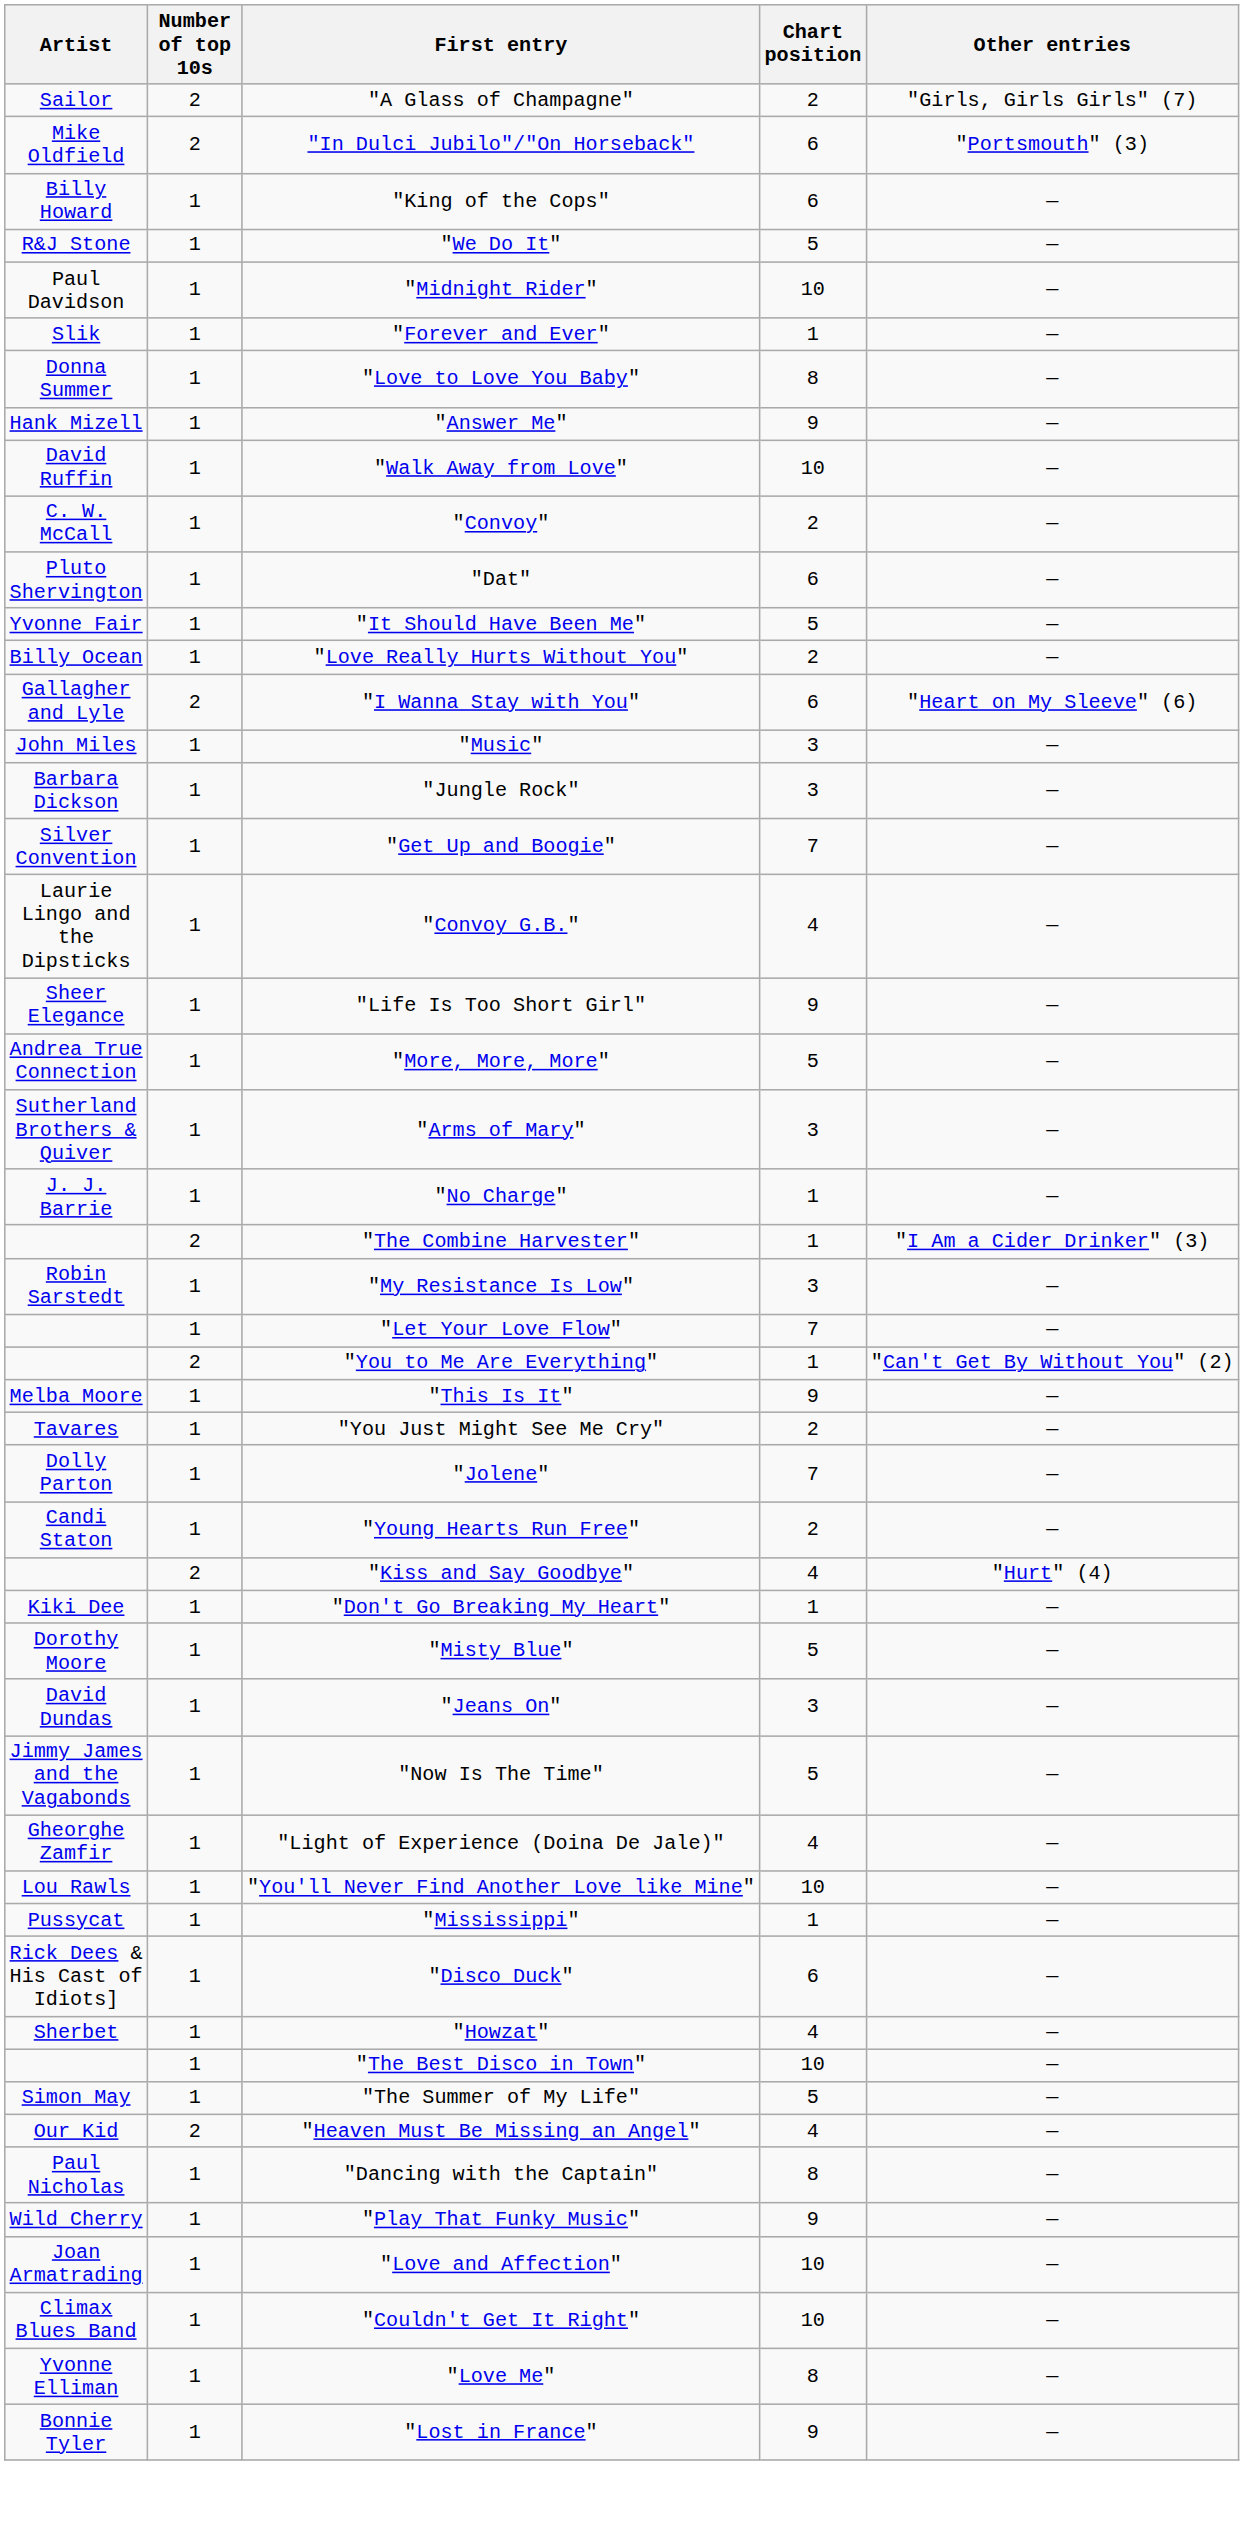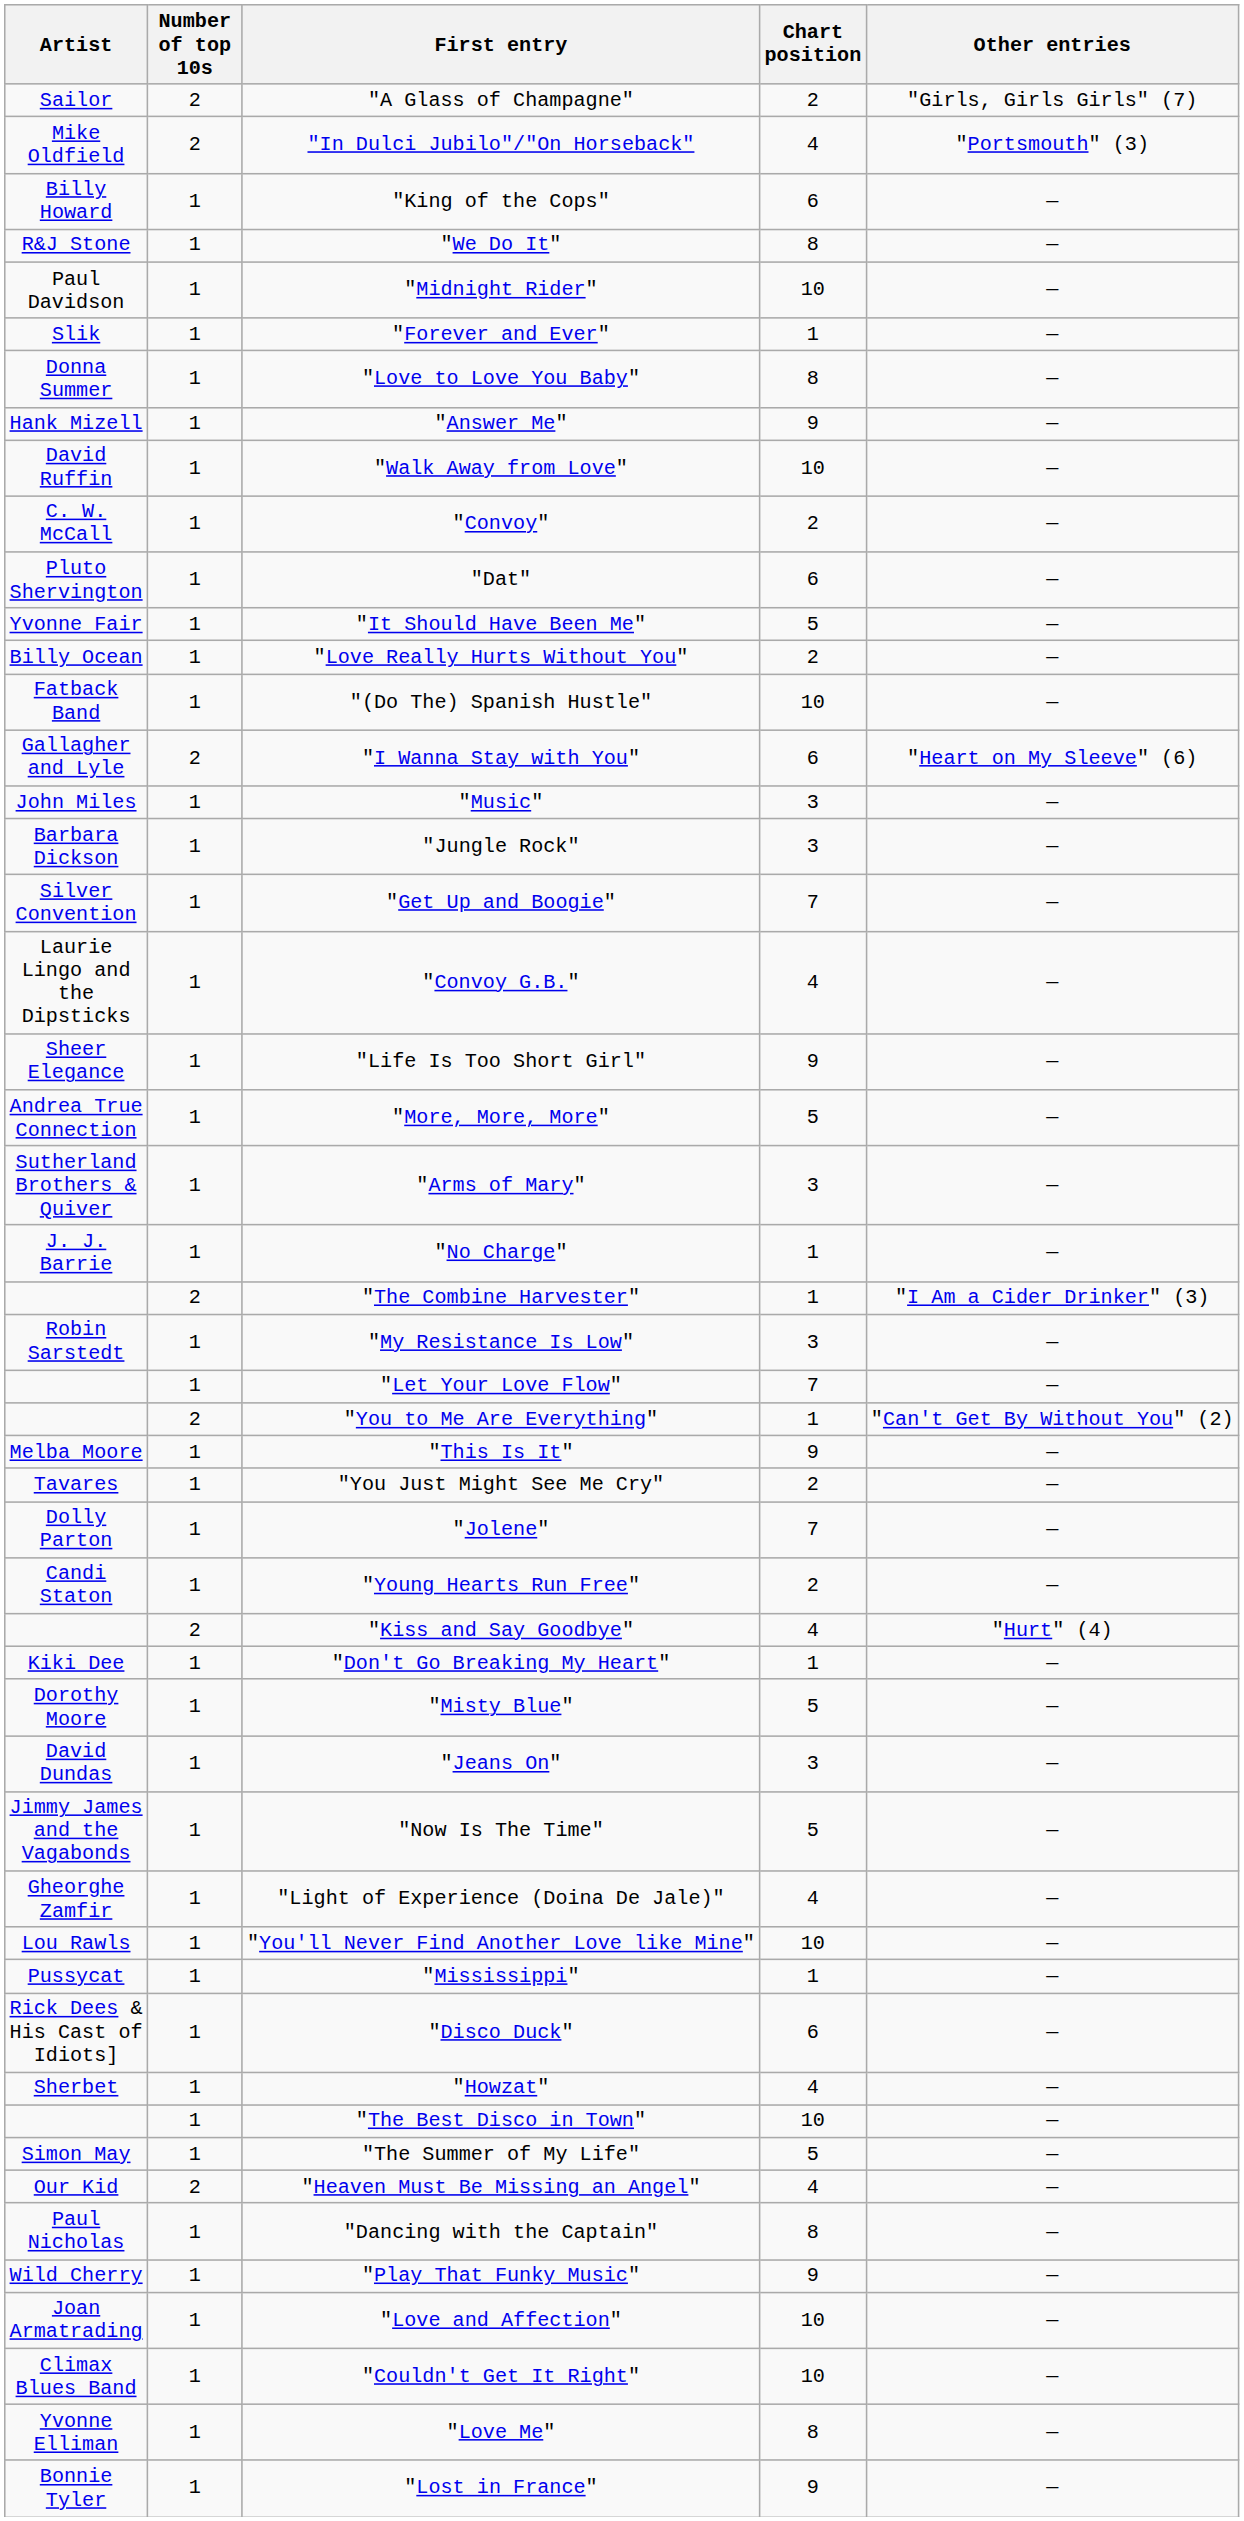(813, 145) 6 -> (813, 145) 4
(813, 246) 5 -> (813, 246) 8
+ row: (501, 702)
